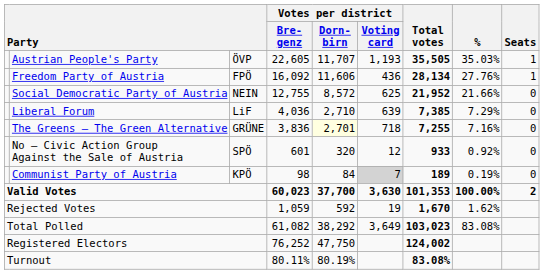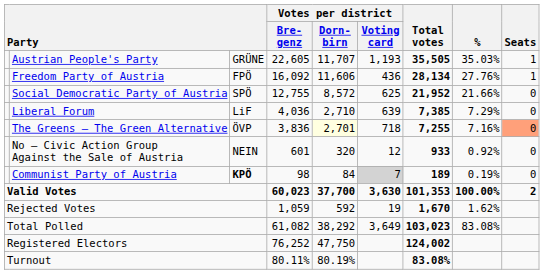(242, 59) ÖVP -> (248, 59) GRÜNE
(245, 94) NEIN -> (242, 94) SPÖ
(248, 128) GRÜNE -> (242, 128) ÖVP
(533, 128) no background -> (533, 128) lightsalmon background
(242, 151) SPÖ -> (245, 151) NEIN
(242, 175) normal -> (242, 175) bold
